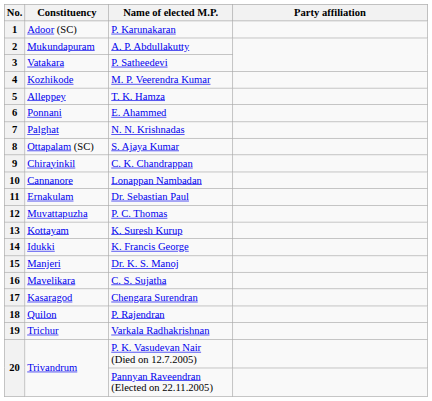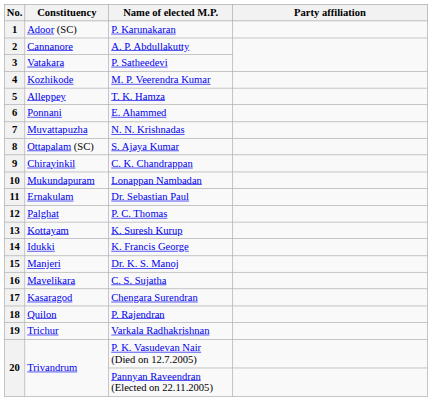(61, 46) Mukundapuram -> (50, 46) Cannanore
(43, 130) Palghat -> (57, 130) Muvattapuzha
(50, 180) Cannanore -> (61, 180) Mukundapuram
(57, 213) Muvattapuzha -> (43, 213) Palghat
